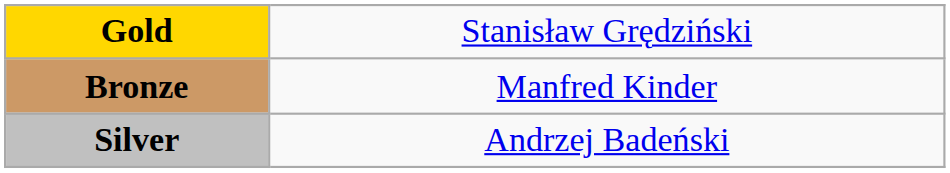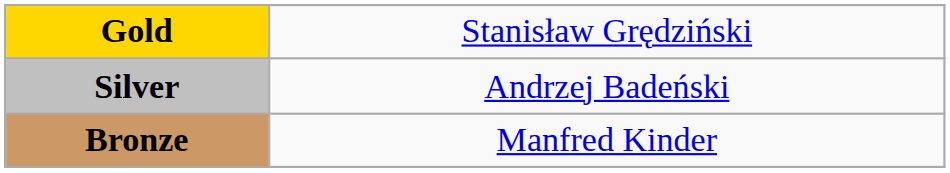rows swapped: (137, 139) <-> (137, 85)
